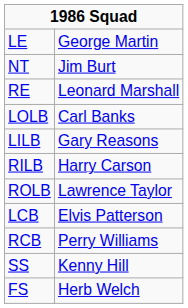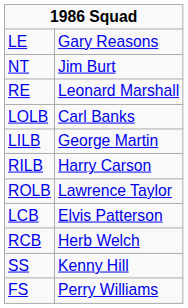(108, 41) George Martin -> (108, 41) Gary Reasons
(108, 141) Gary Reasons -> (108, 141) George Martin
(108, 240) Perry Williams -> (99, 240) Herb Welch
(99, 290) Herb Welch -> (108, 290) Perry Williams
